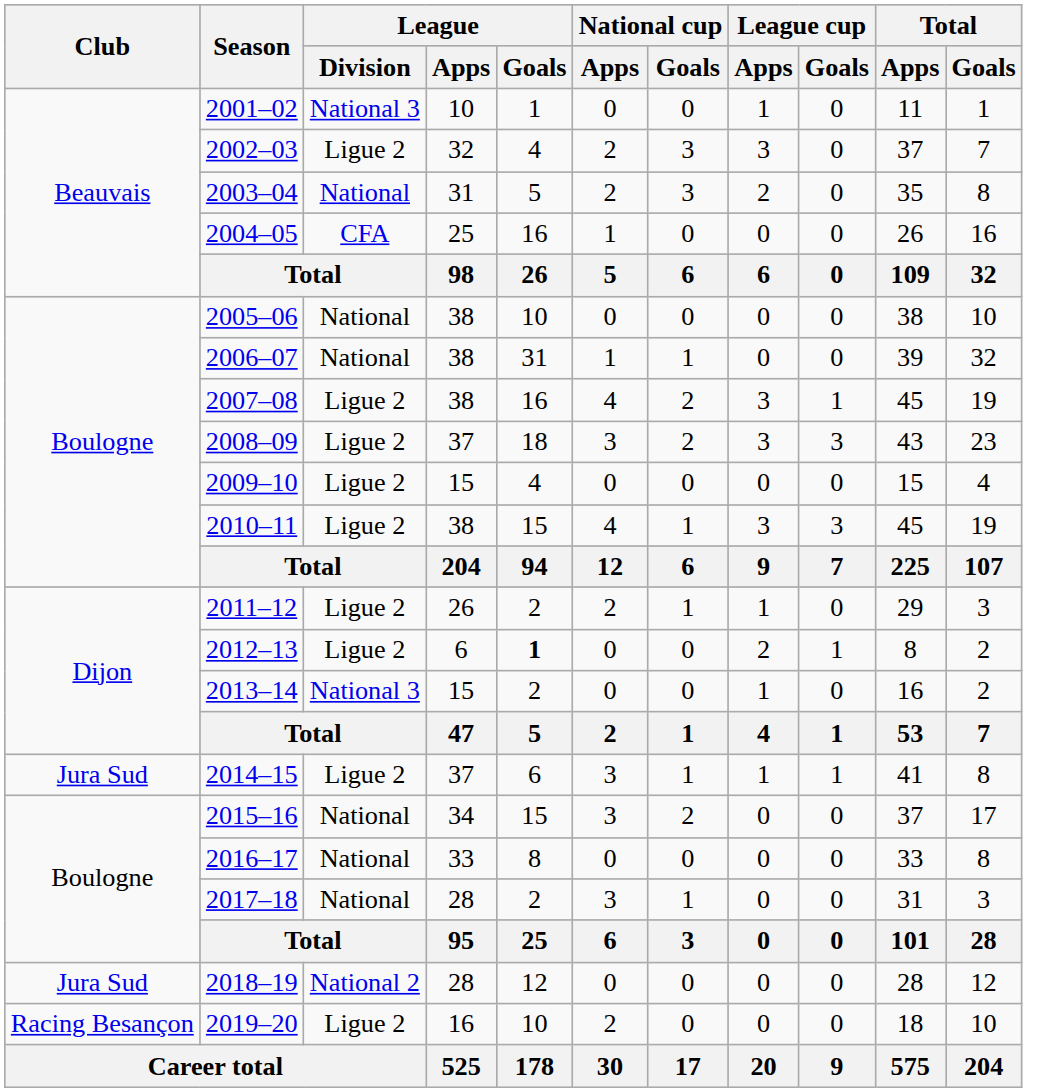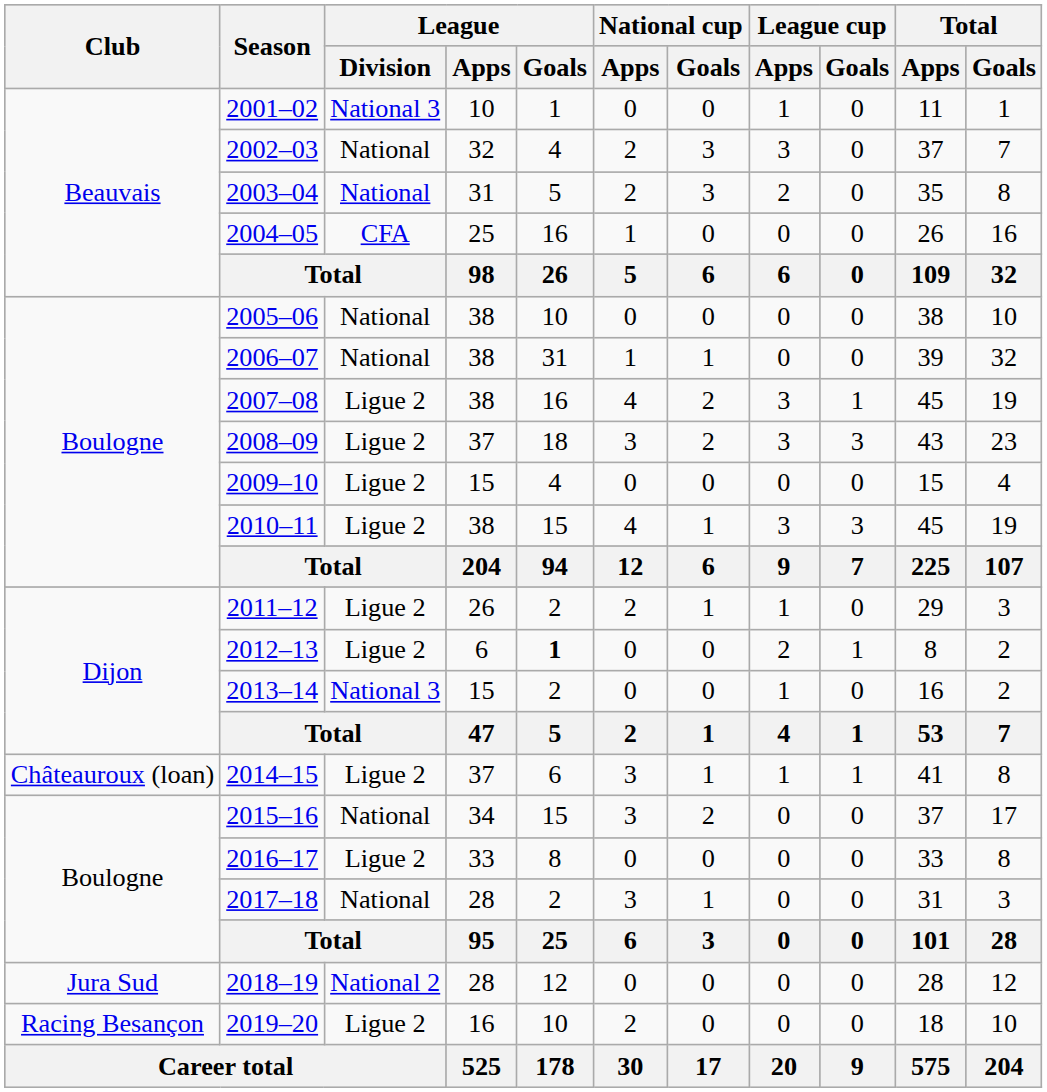(365, 150) Ligue 2 -> (385, 150) National
(102, 774) Jura Sud -> (113, 774) Châteauroux (loan)
(365, 857) National -> (385, 857) Ligue 2
